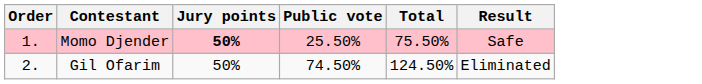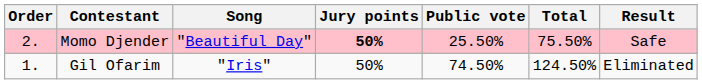+ column: (244, 17)
(31, 41) 1. -> (31, 41) 2.
(31, 66) 2. -> (31, 66) 1.
